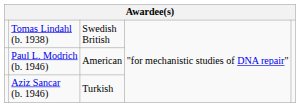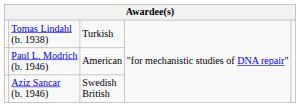(99, 34) Swedish British -> (98, 34) Turkish
(98, 88) Turkish -> (99, 88) Swedish British
